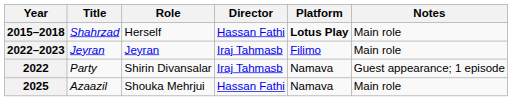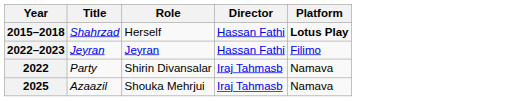- column: (429, 13)
(250, 50) Iraj Tahmasb -> (251, 50) Hassan Fathi
(251, 86) Hassan Fathi -> (250, 86) Iraj Tahmasb
